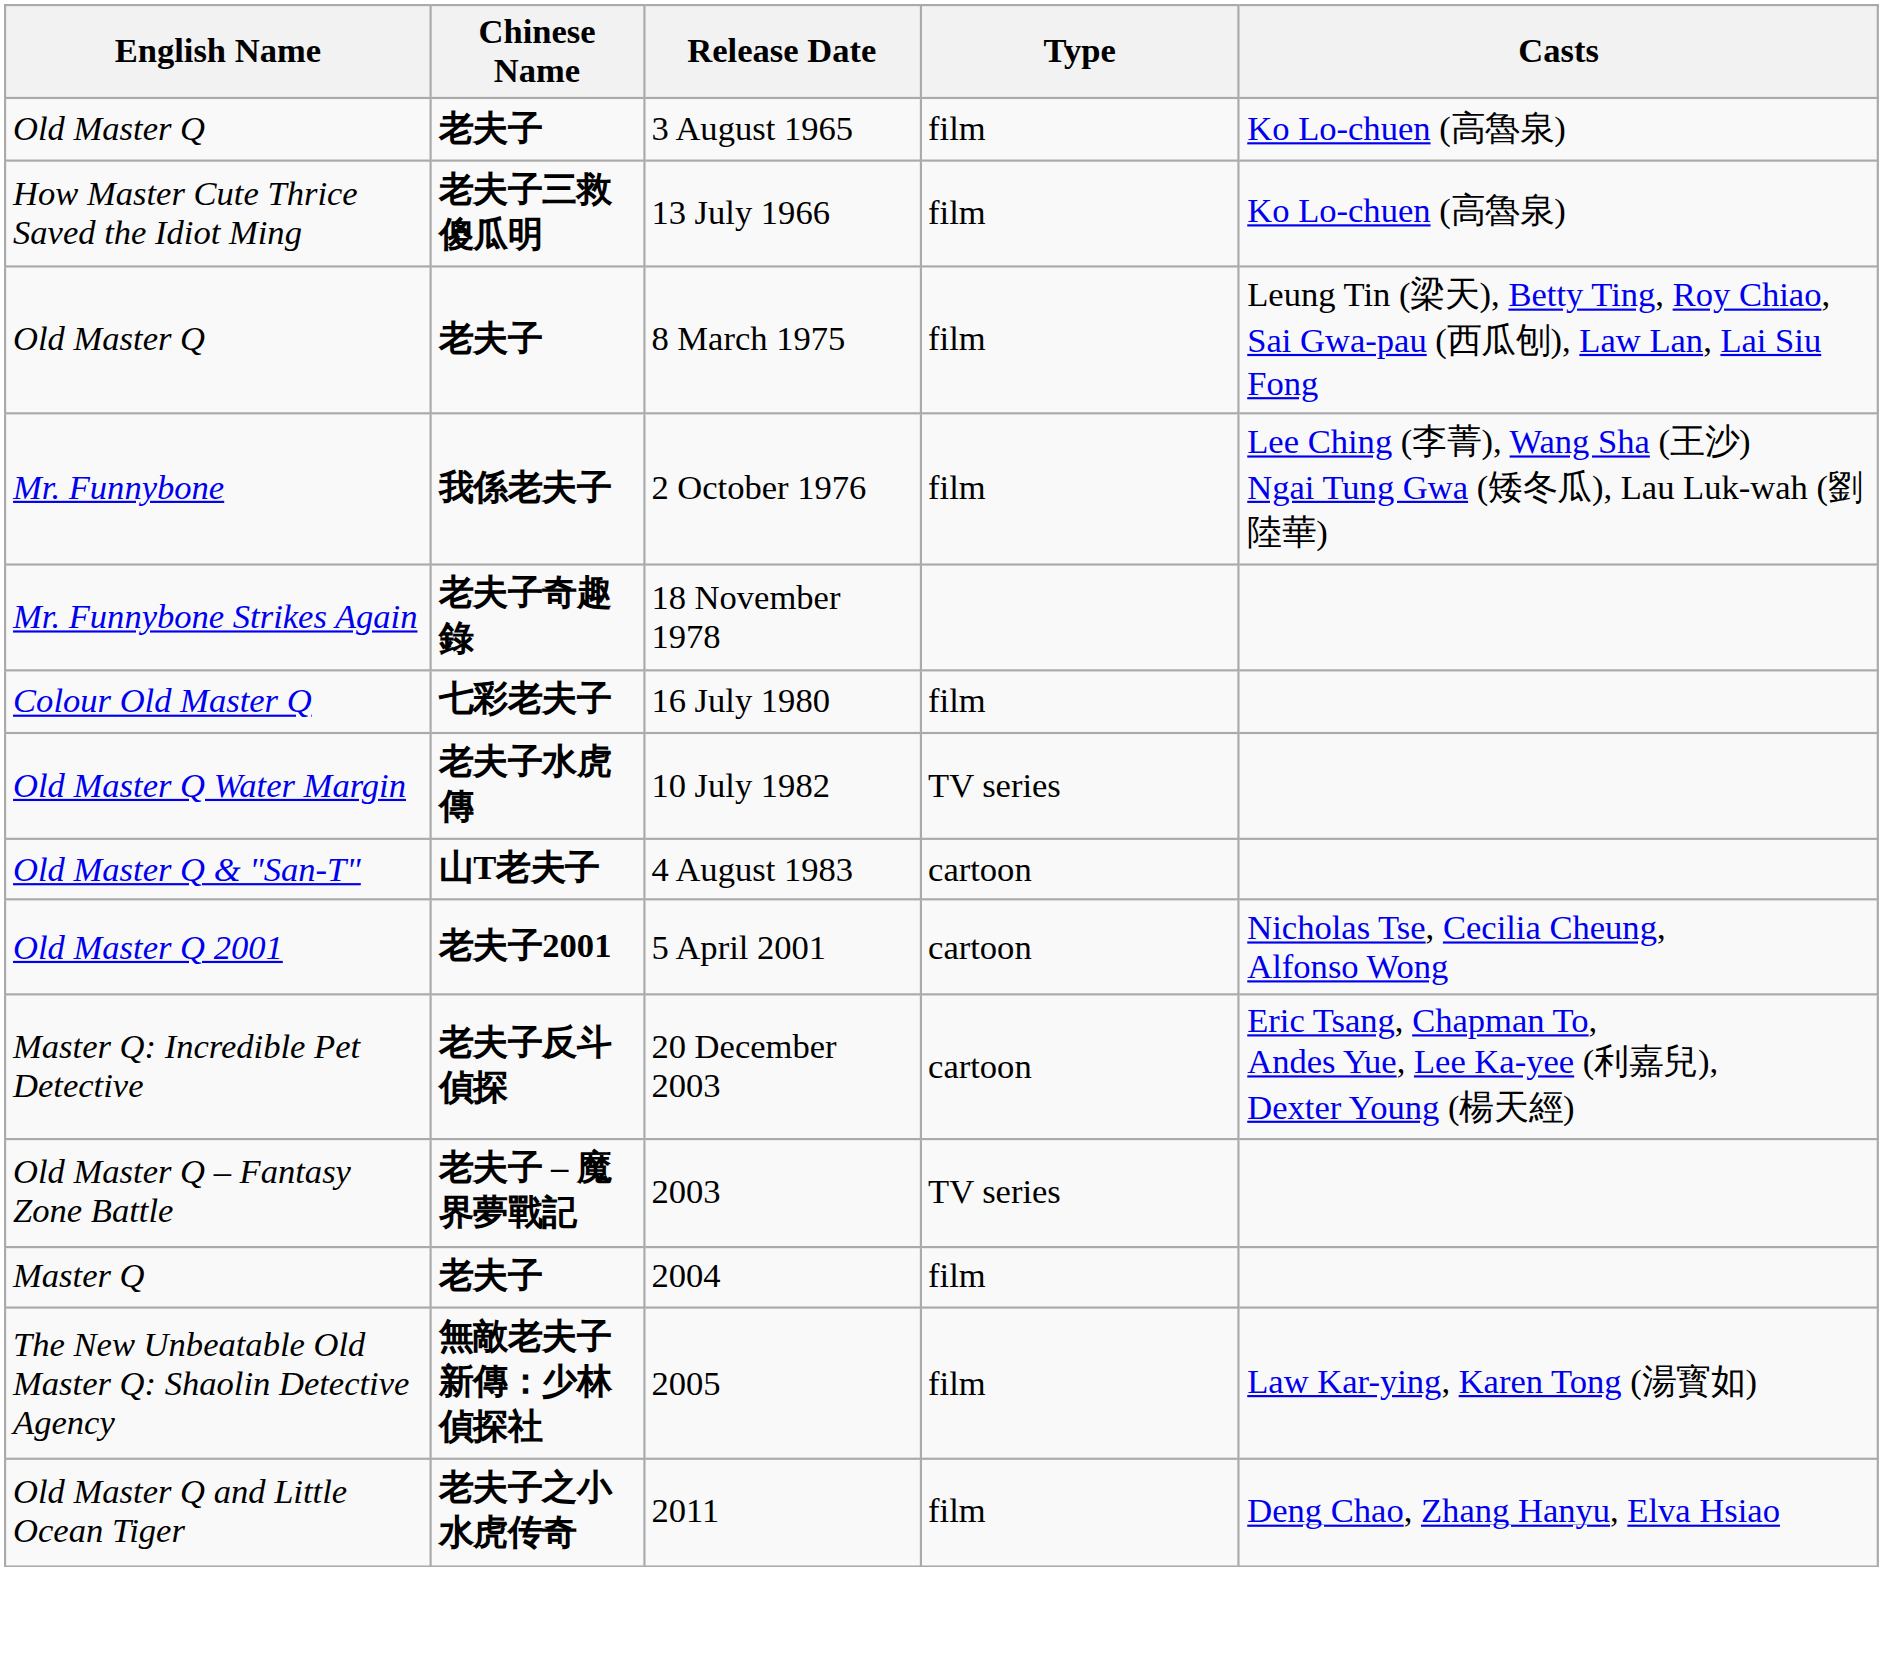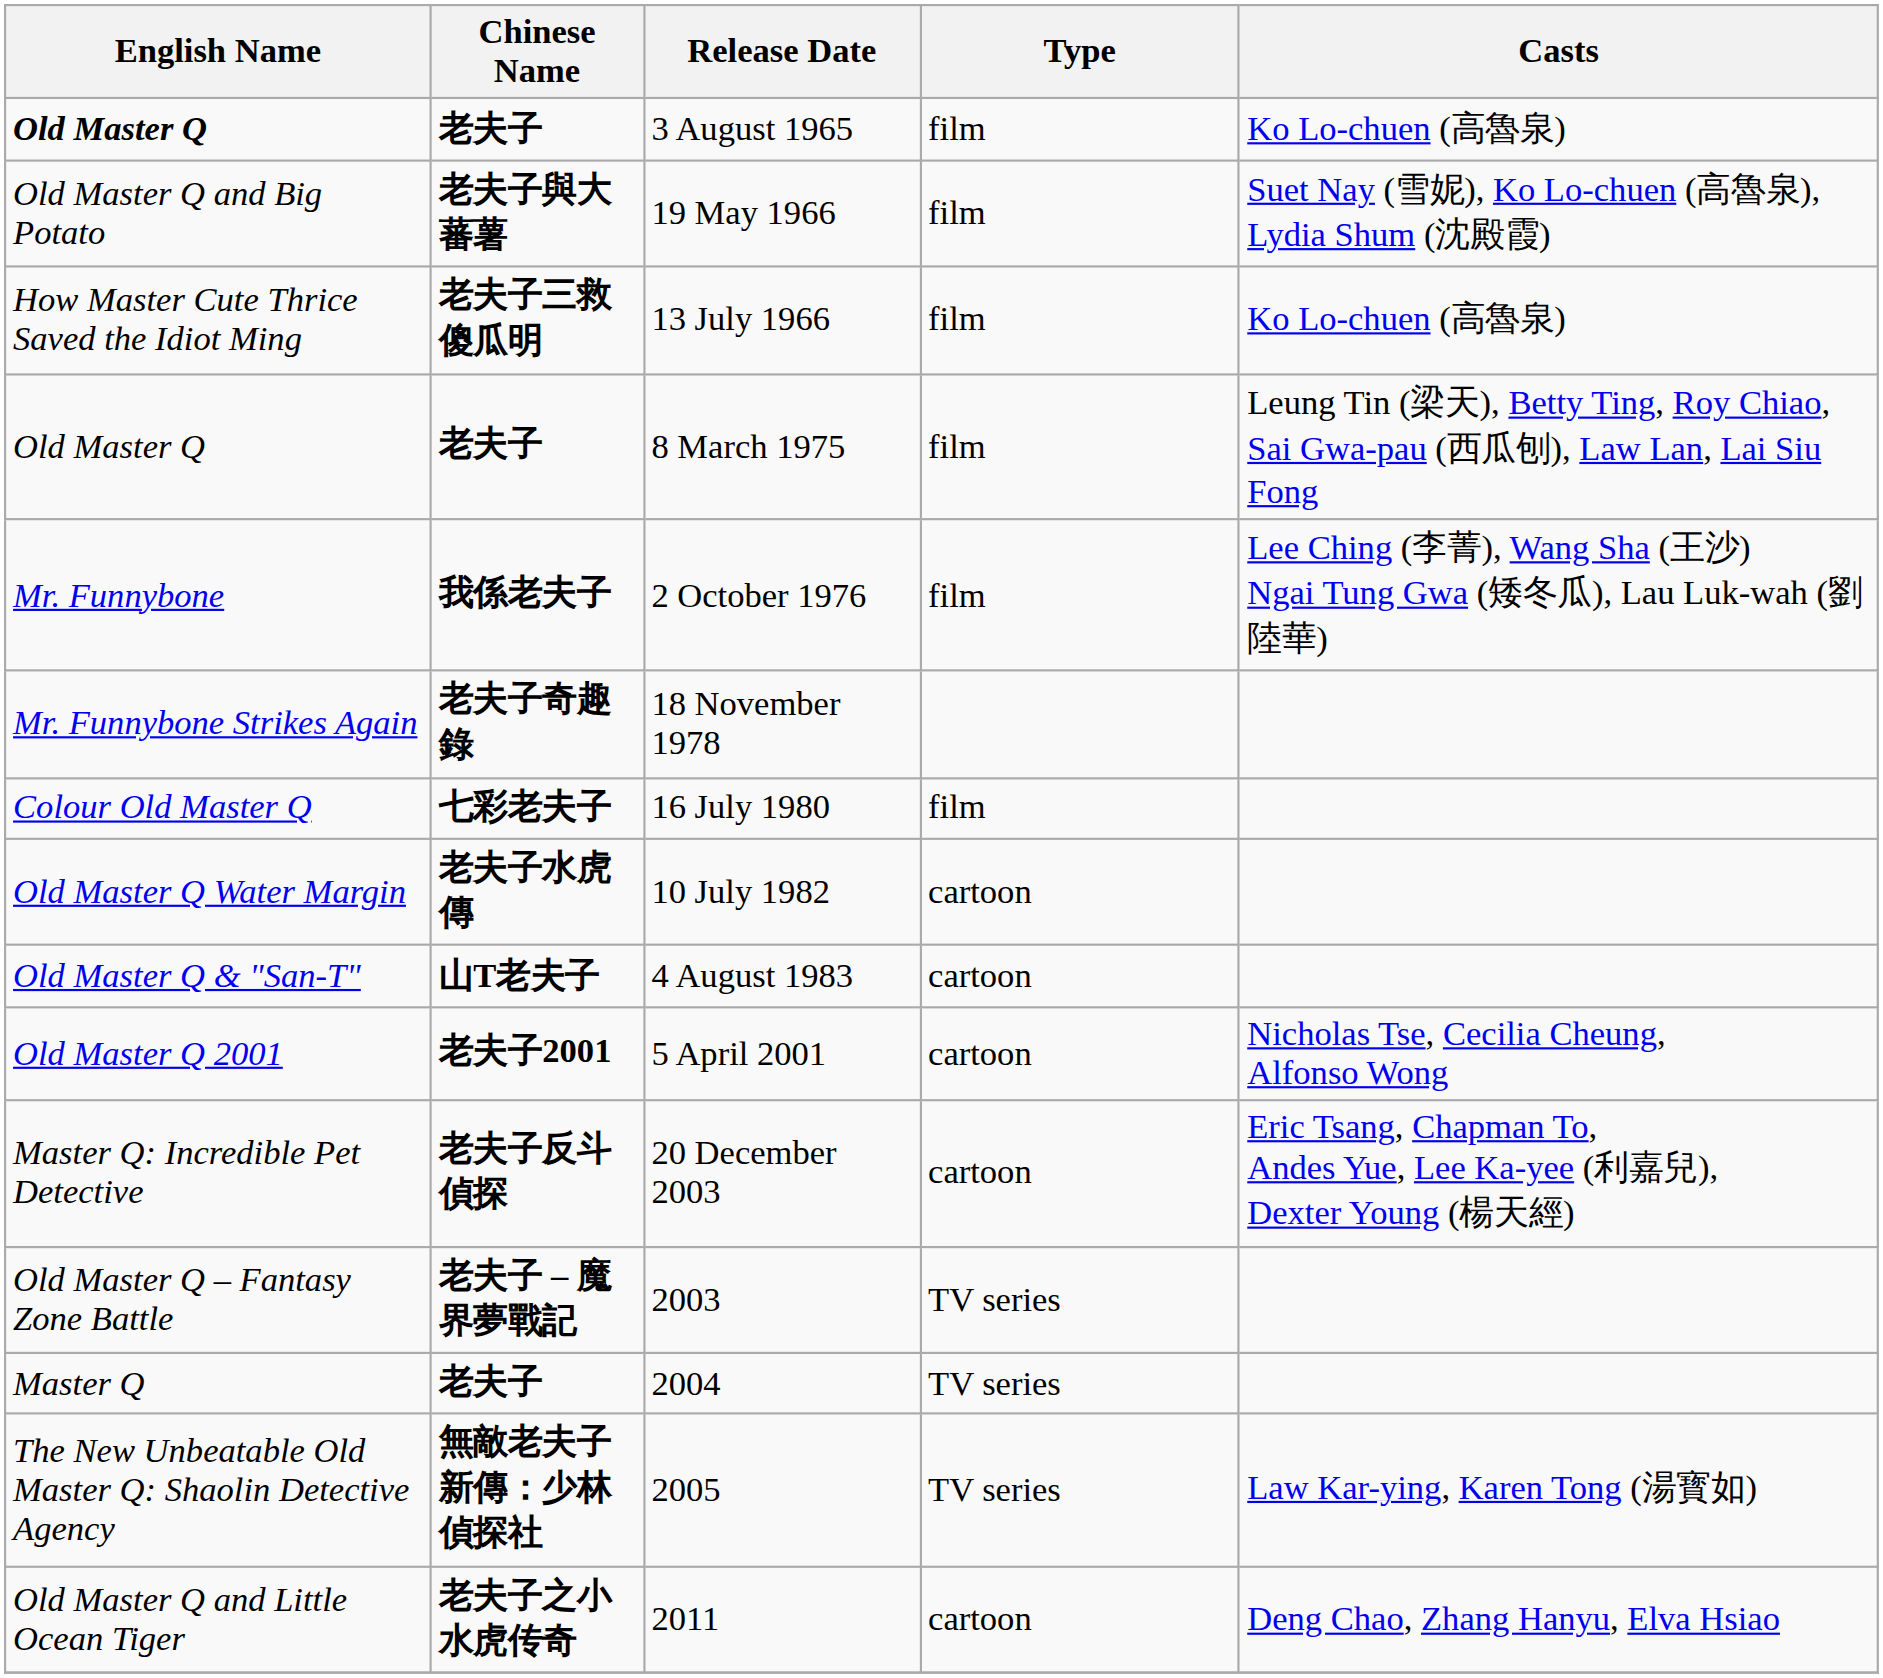(109, 128) normal -> (110, 128) bold
+ row: (744, 212)
(994, 784) TV series -> (980, 891) cartoon
(957, 1276) film -> (994, 1382) TV series
(957, 1382) film -> (994, 1489) TV series
(957, 1512) film -> (980, 1618) cartoon
